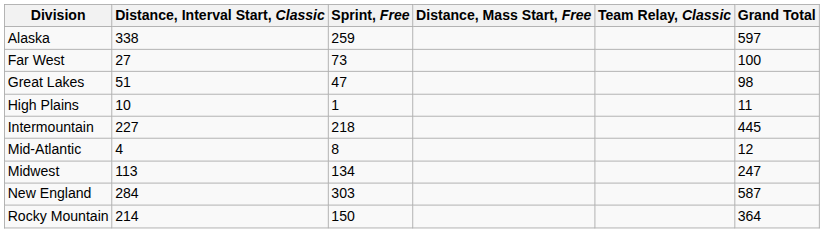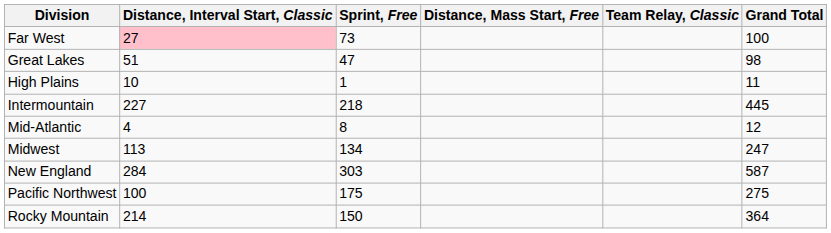- row: (29, 37)
(123, 60) no background -> (131, 37) pink background
+ row: (62, 194)
